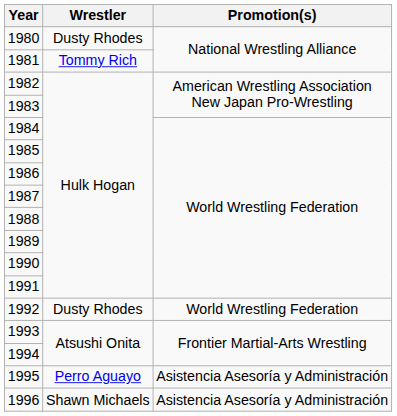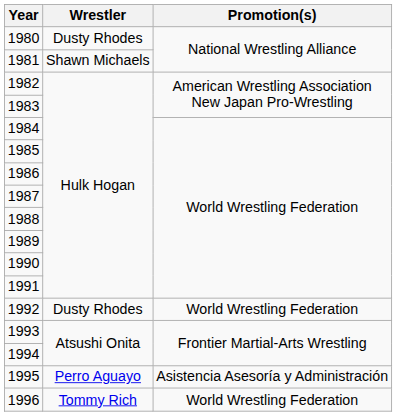(98, 60) Tommy Rich -> (98, 60) Shawn Michaels
(98, 399) Shawn Michaels -> (98, 399) Tommy Rich
(272, 399) Asistencia Asesoría y Administración -> (272, 399) World Wrestling Federation
